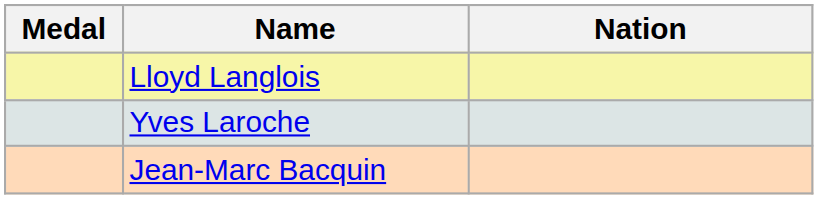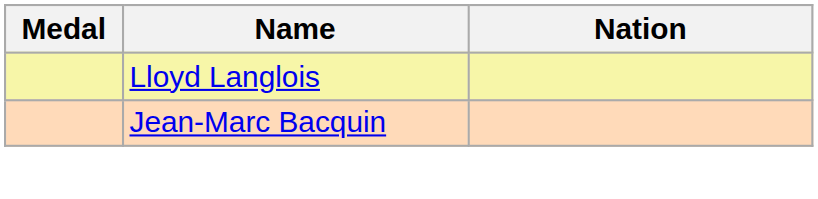- row: (220, 123)
